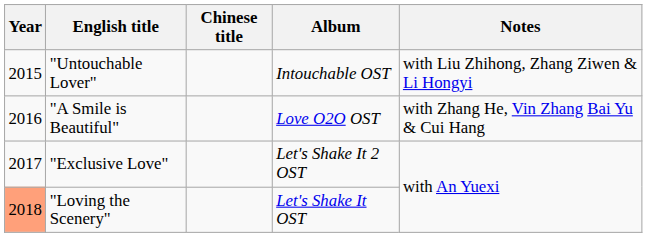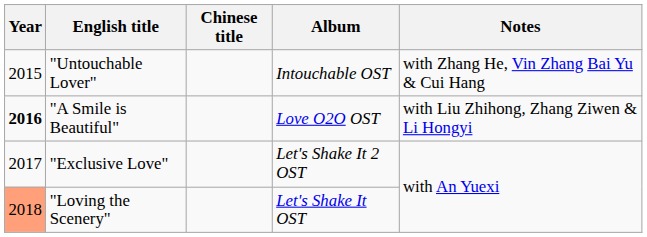(520, 72) with Liu Zhihong, Zhang Ziwen & Li Hongyi -> (518, 72) with Zhang He, Vin Zhang Bai Yu & Cui Hang
(25, 118) normal -> (25, 118) bold
(518, 118) with Zhang He, Vin Zhang Bai Yu & Cui Hang -> (520, 118) with Liu Zhihong, Zhang Ziwen & Li Hongyi
